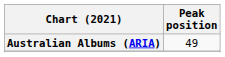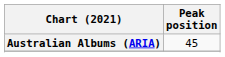(192, 43) 49 -> (192, 43) 45
